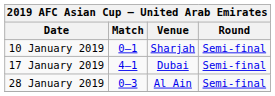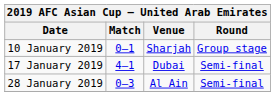(234, 48) Semi-final -> (232, 48) Group stage
